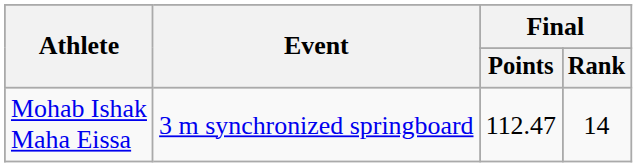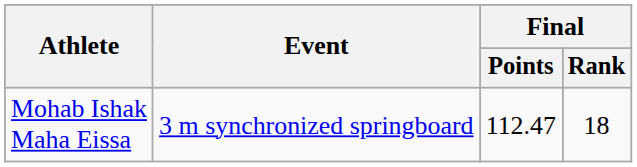(597, 124) 14 -> (597, 124) 18
